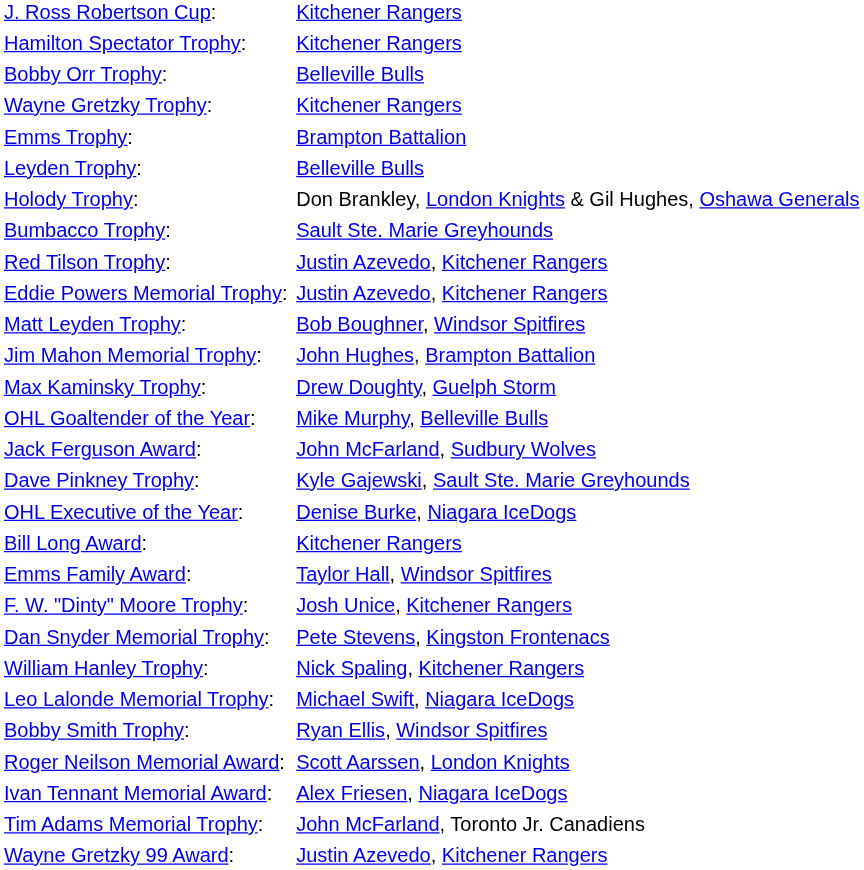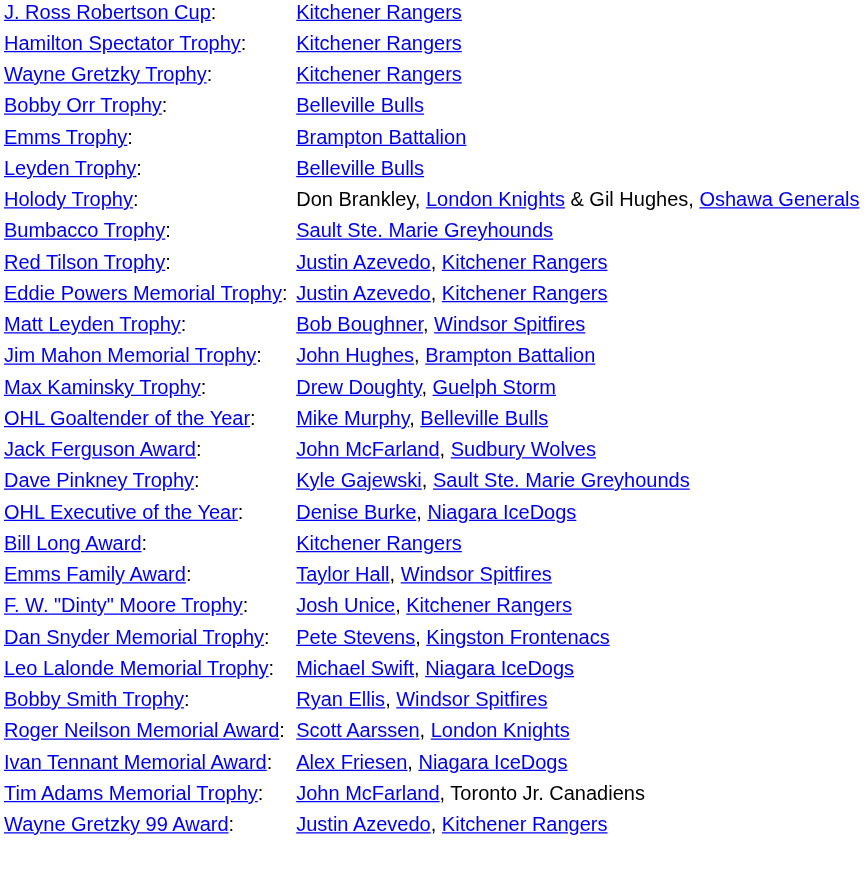rows swapped: (86, 74) <-> (108, 105)
- row: (106, 668)
